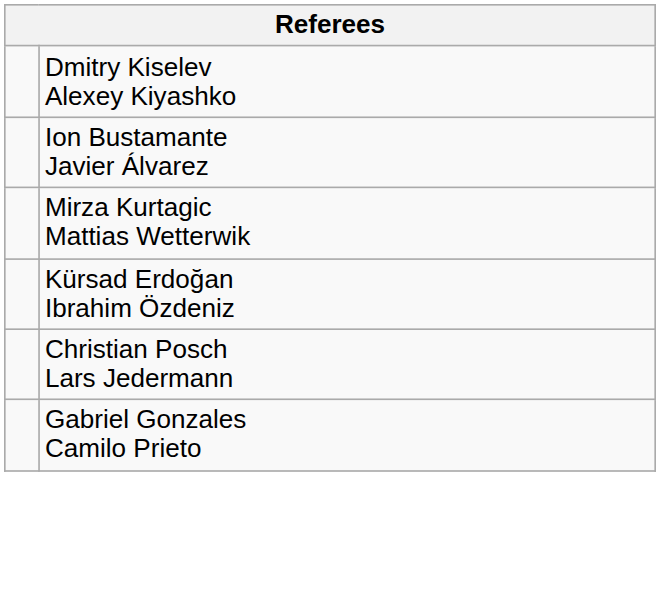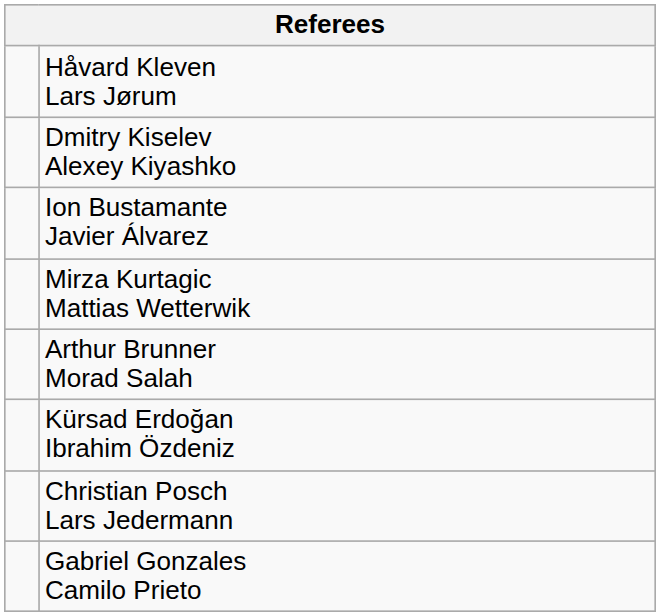+ row: (130, 81)
+ row: (130, 364)
